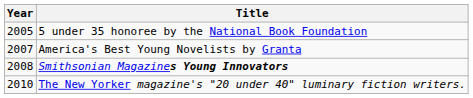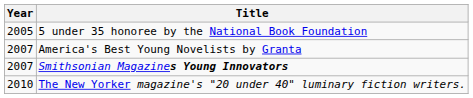(20, 67) 2008 -> (20, 67) 2007
